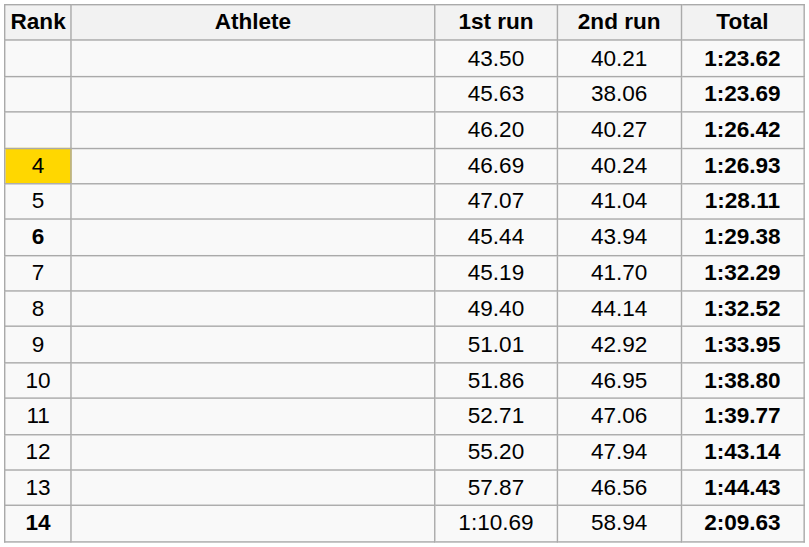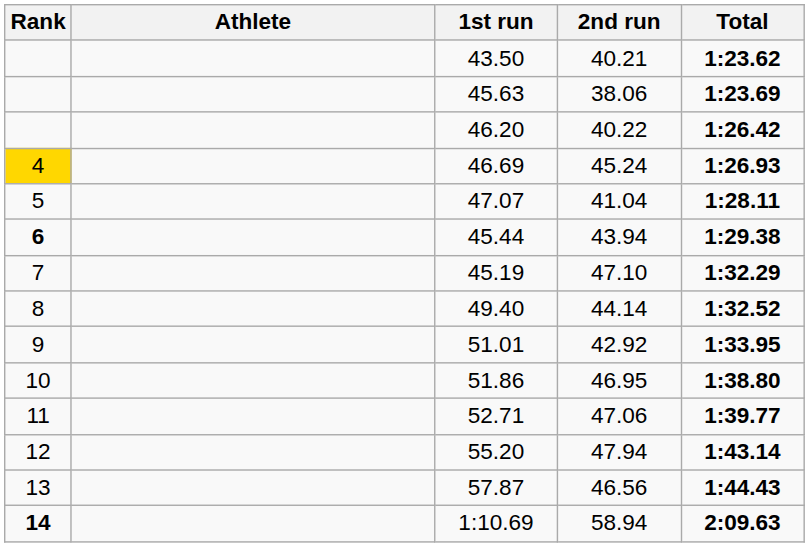(619, 129) 40.27 -> (619, 129) 40.22
(619, 165) 40.24 -> (619, 165) 45.24
(619, 272) 41.70 -> (619, 272) 47.10
